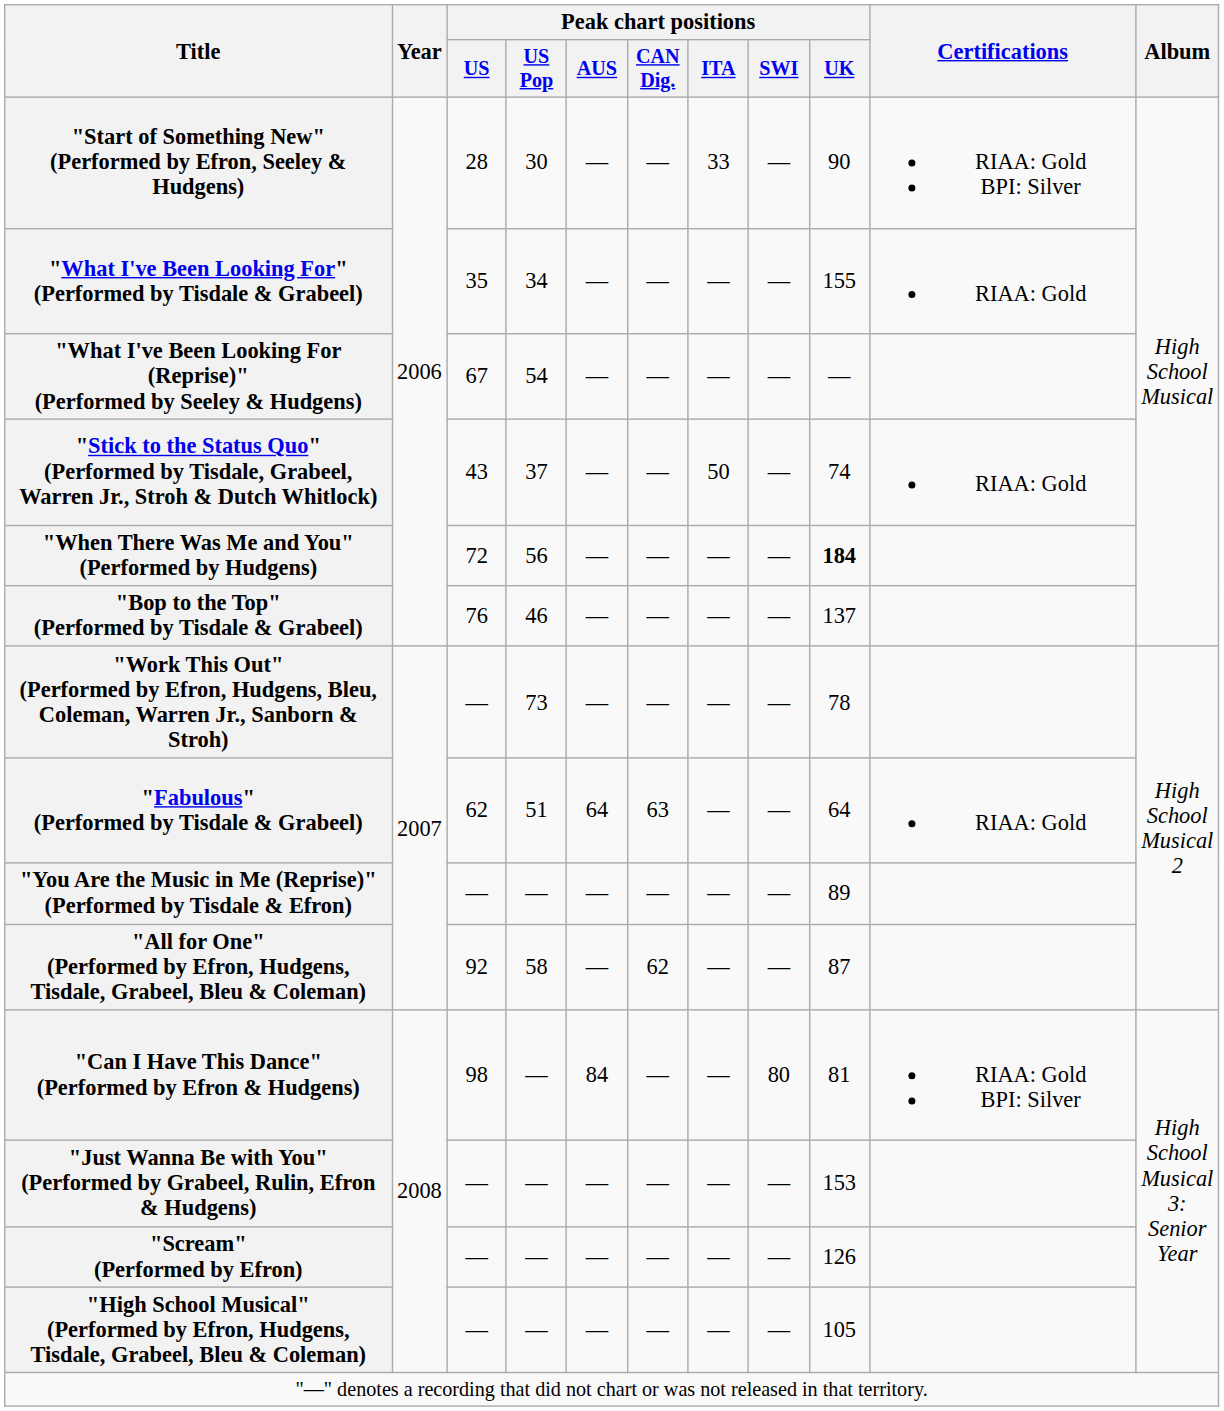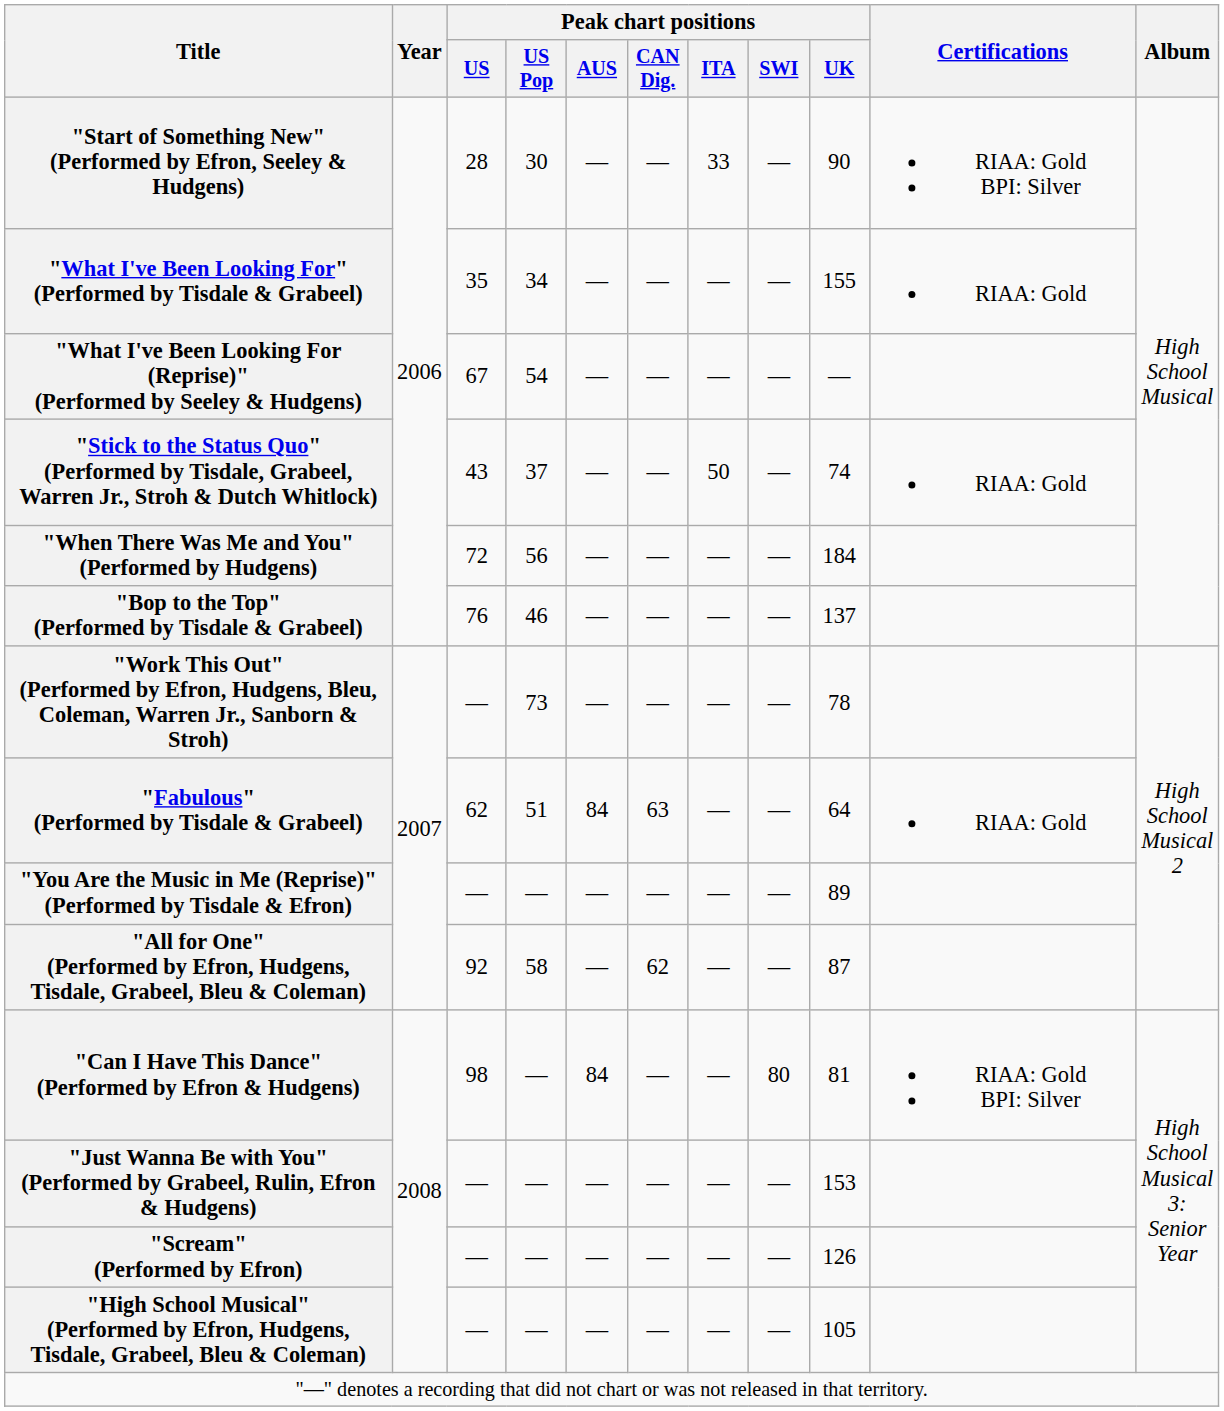(839, 555) bold -> (839, 555) normal
(597, 810) 64 -> (597, 810) 84
